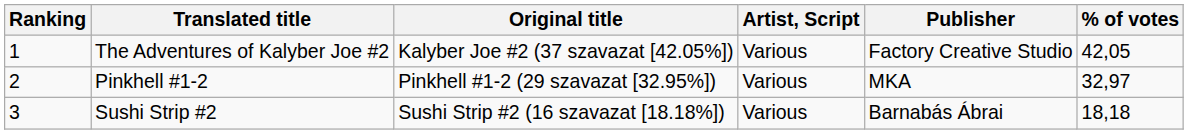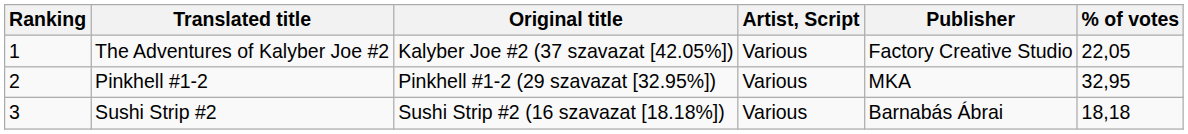(1106, 50) 42,05 -> (1106, 50) 22,05
(1106, 81) 32,97 -> (1106, 81) 32,95
